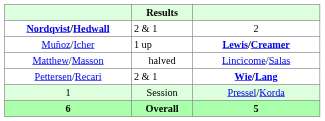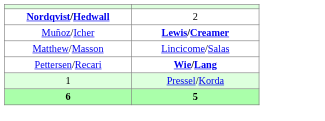- column: (162, 12)
